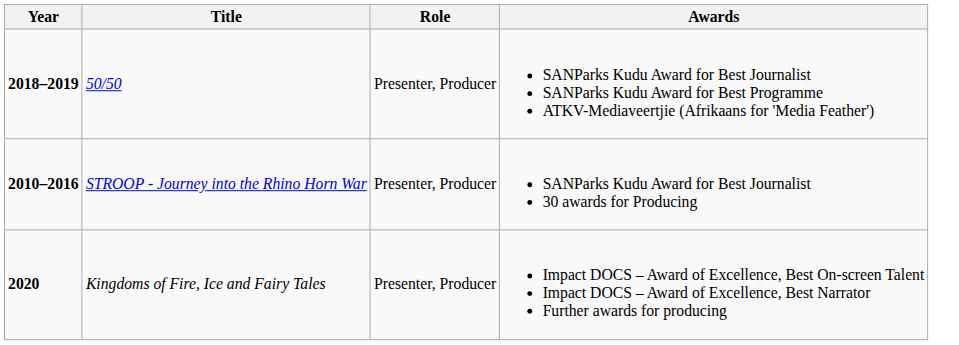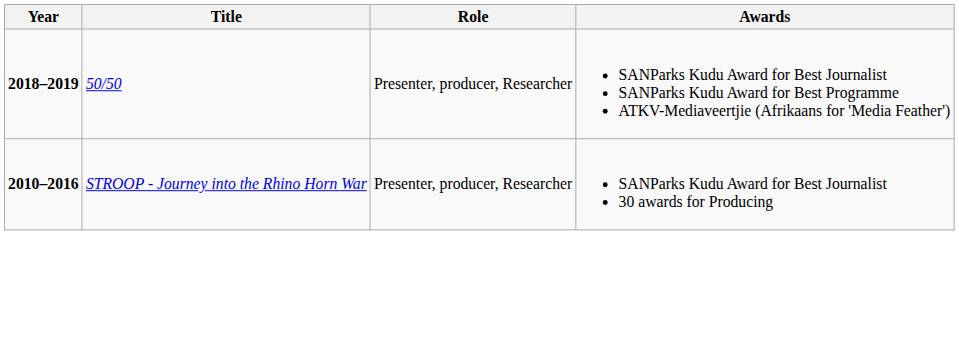(435, 83) Presenter, Producer -> (473, 83) Presenter, producer, Researcher
(435, 184) Presenter, Producer -> (473, 184) Presenter, producer, Researcher
- row: (206, 284)
